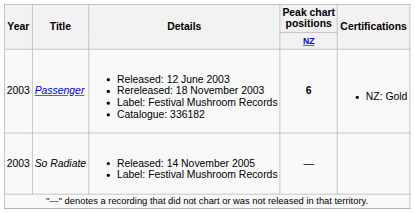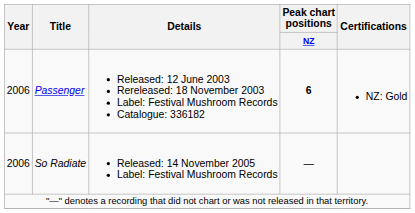(18, 91) 2003 -> (18, 91) 2006
(18, 163) 2003 -> (18, 163) 2006
